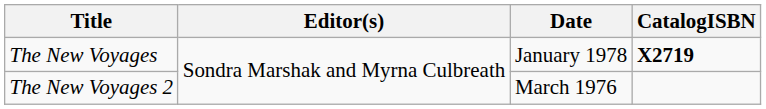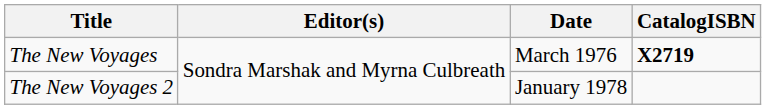(571, 54) January 1978 -> (566, 54) March 1976
(566, 87) March 1976 -> (571, 87) January 1978
